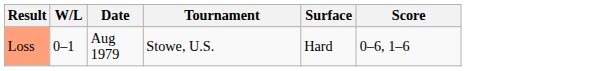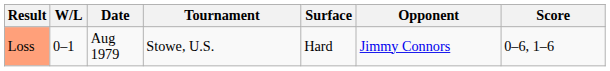+ column: (429, 15)
